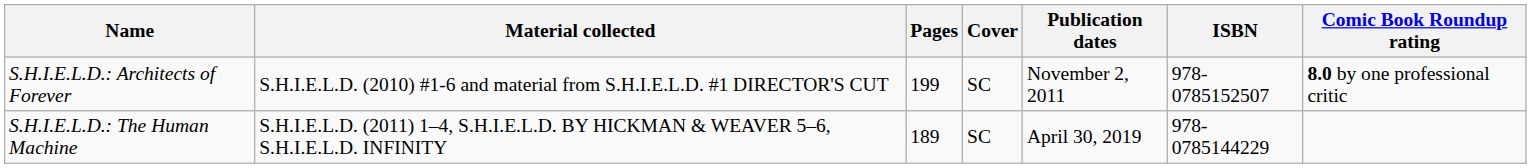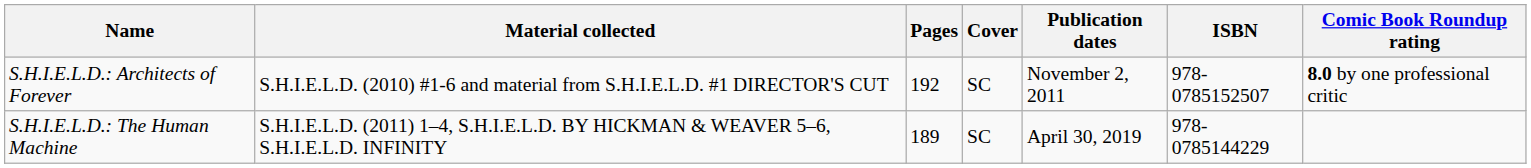(925, 83) 199 -> (925, 83) 192
